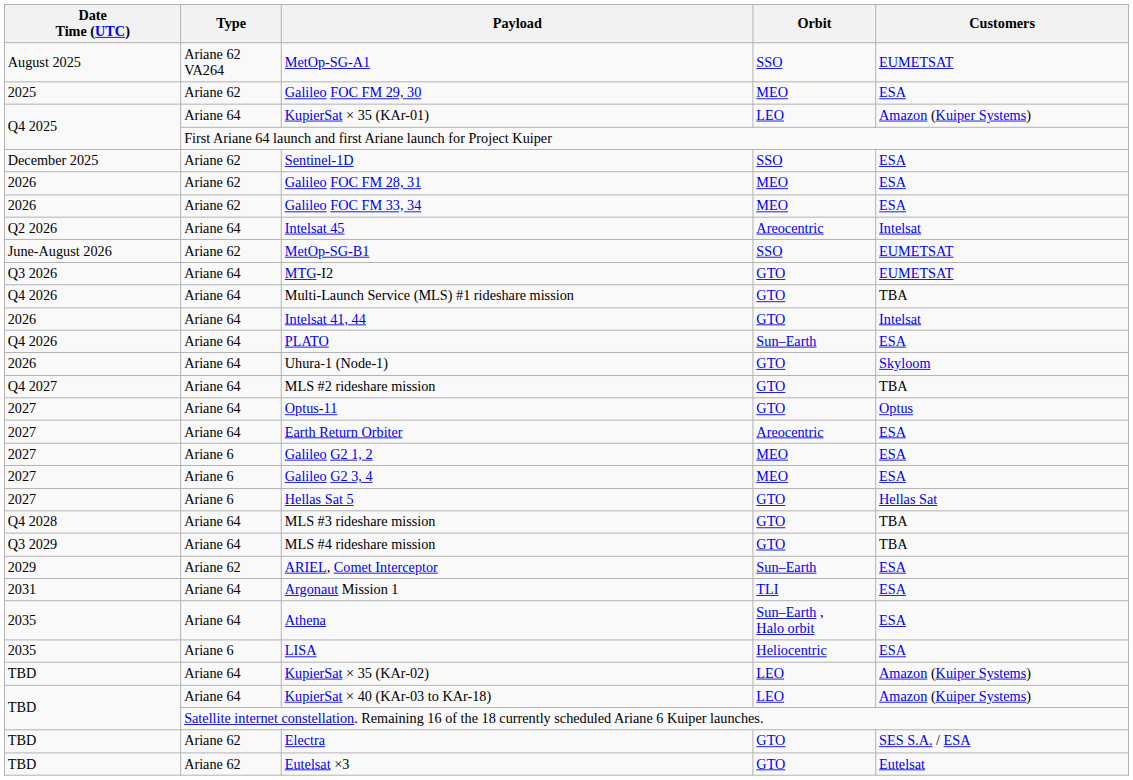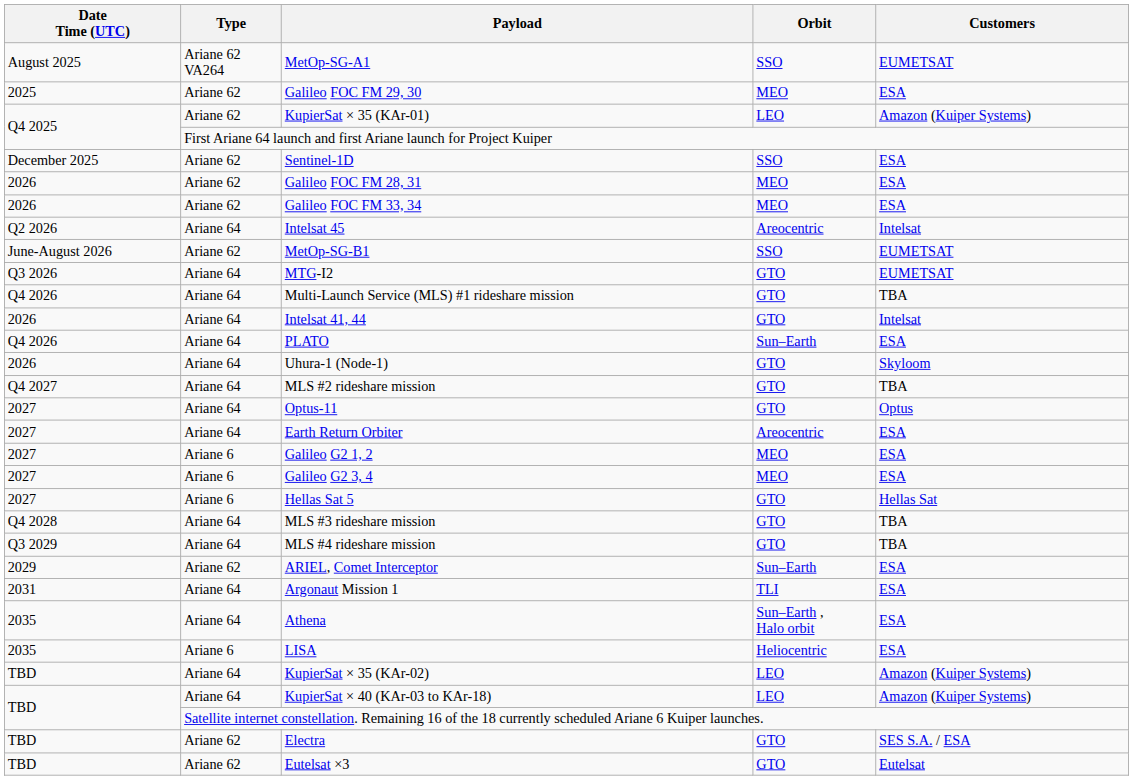(212, 115) Ariane 64 -> (212, 115) Ariane 62
